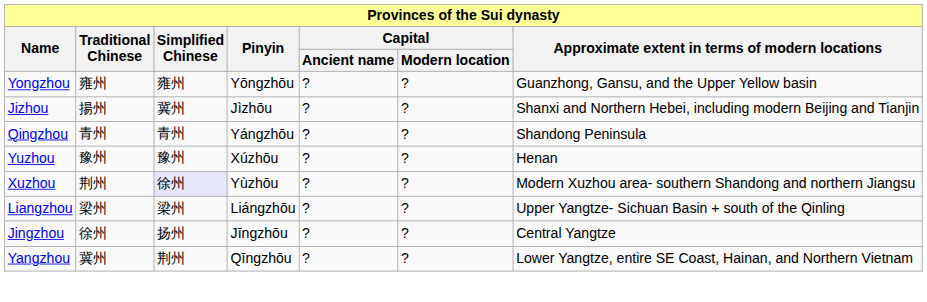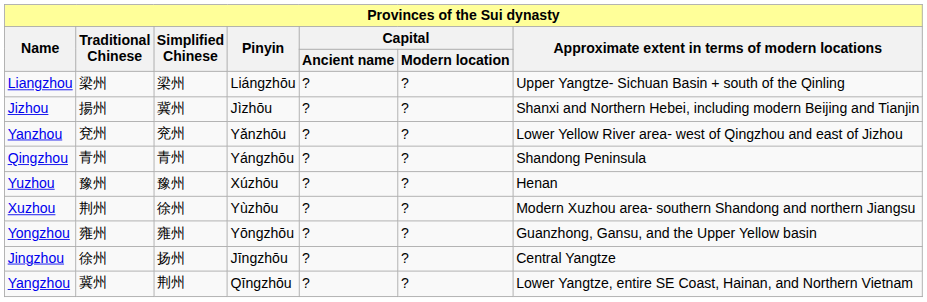rows swapped: (39, 83) <-> (40, 208)
+ row: (35, 133)
(171, 183) lavender background -> (171, 208) no background
